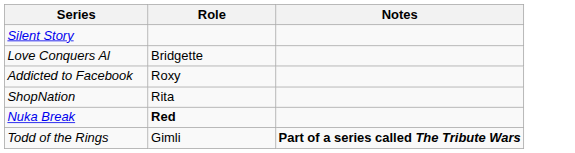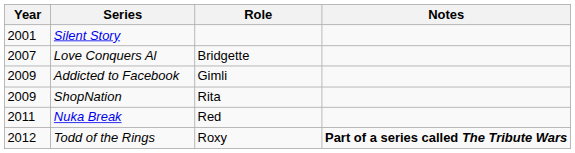+ column: (28, 14)
(166, 76) Roxy -> (212, 76) Gimli
(163, 117) bold -> (209, 117) normal
(166, 138) Gimli -> (212, 138) Roxy
